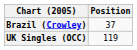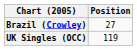(110, 25) 37 -> (110, 25) 27
